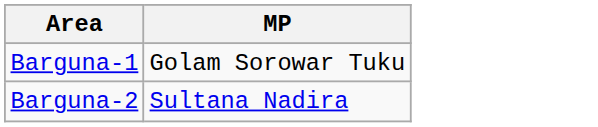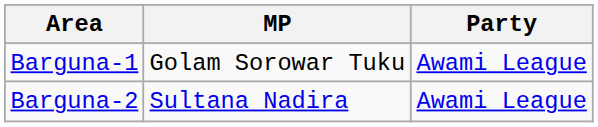+ column: (502, 24)
